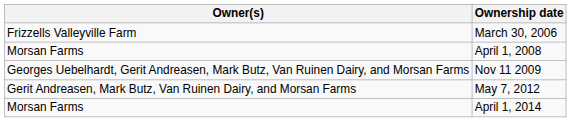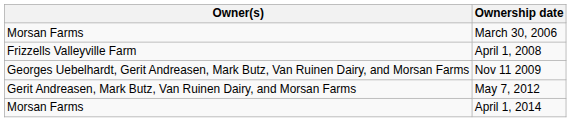(72, 32) Frizzells Valleyville Farm -> (45, 32) Morsan Farms
(45, 51) Morsan Farms -> (72, 51) Frizzells Valleyville Farm
